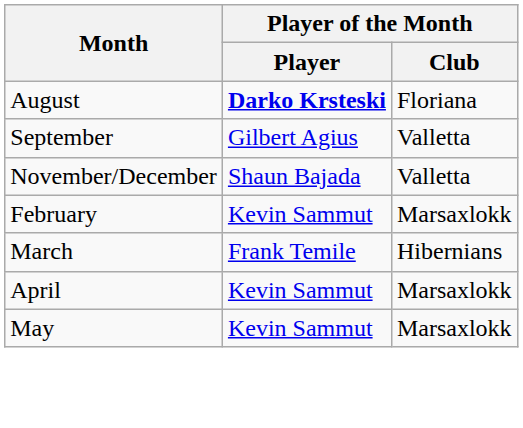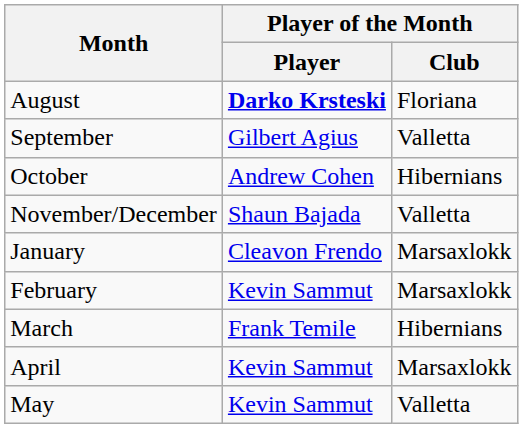+ row: (49, 175)
+ row: (48, 251)
(454, 328) Marsaxlokk -> (434, 404) Valletta
